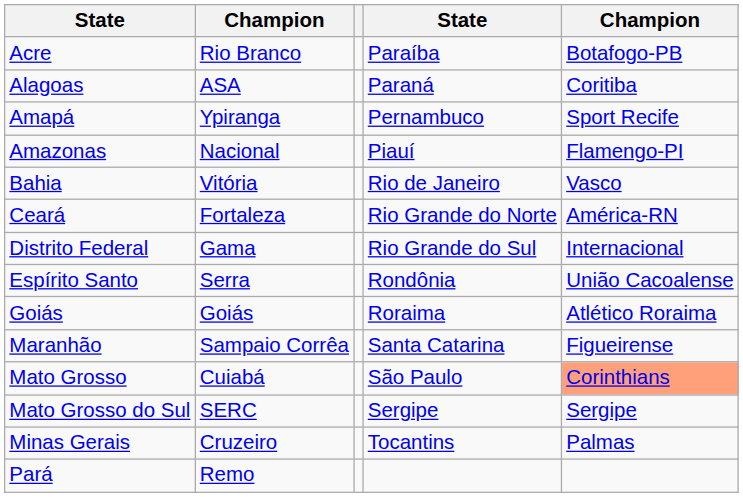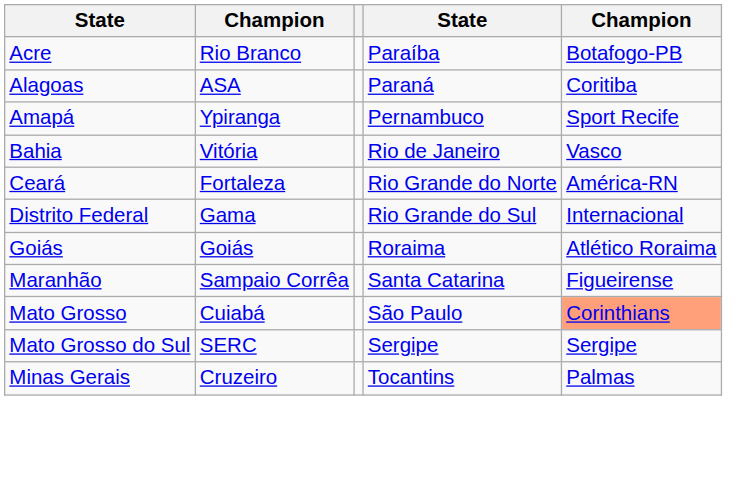- row: (58, 150)
- row: (74, 280)
- row: (31, 475)
